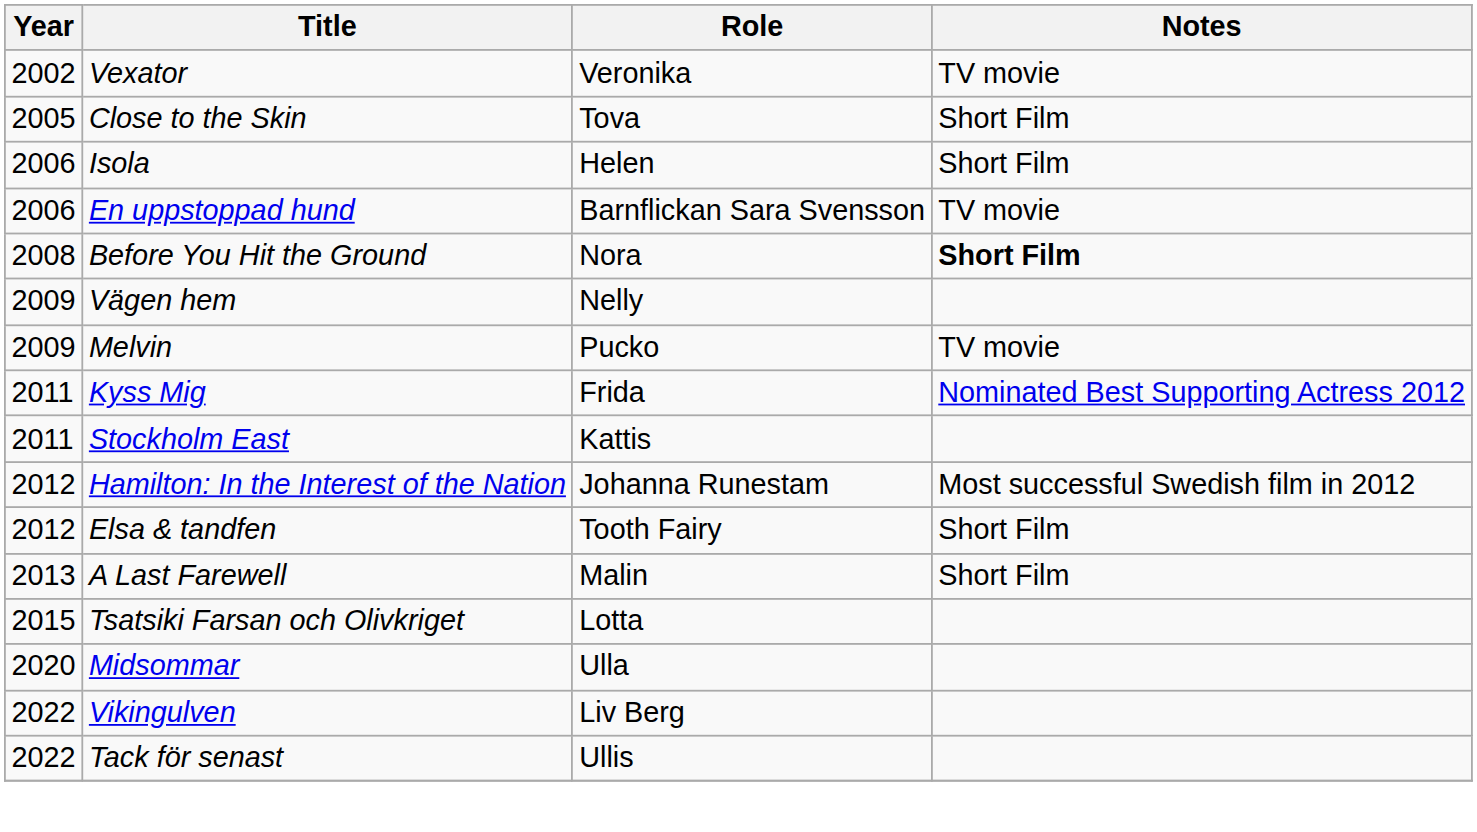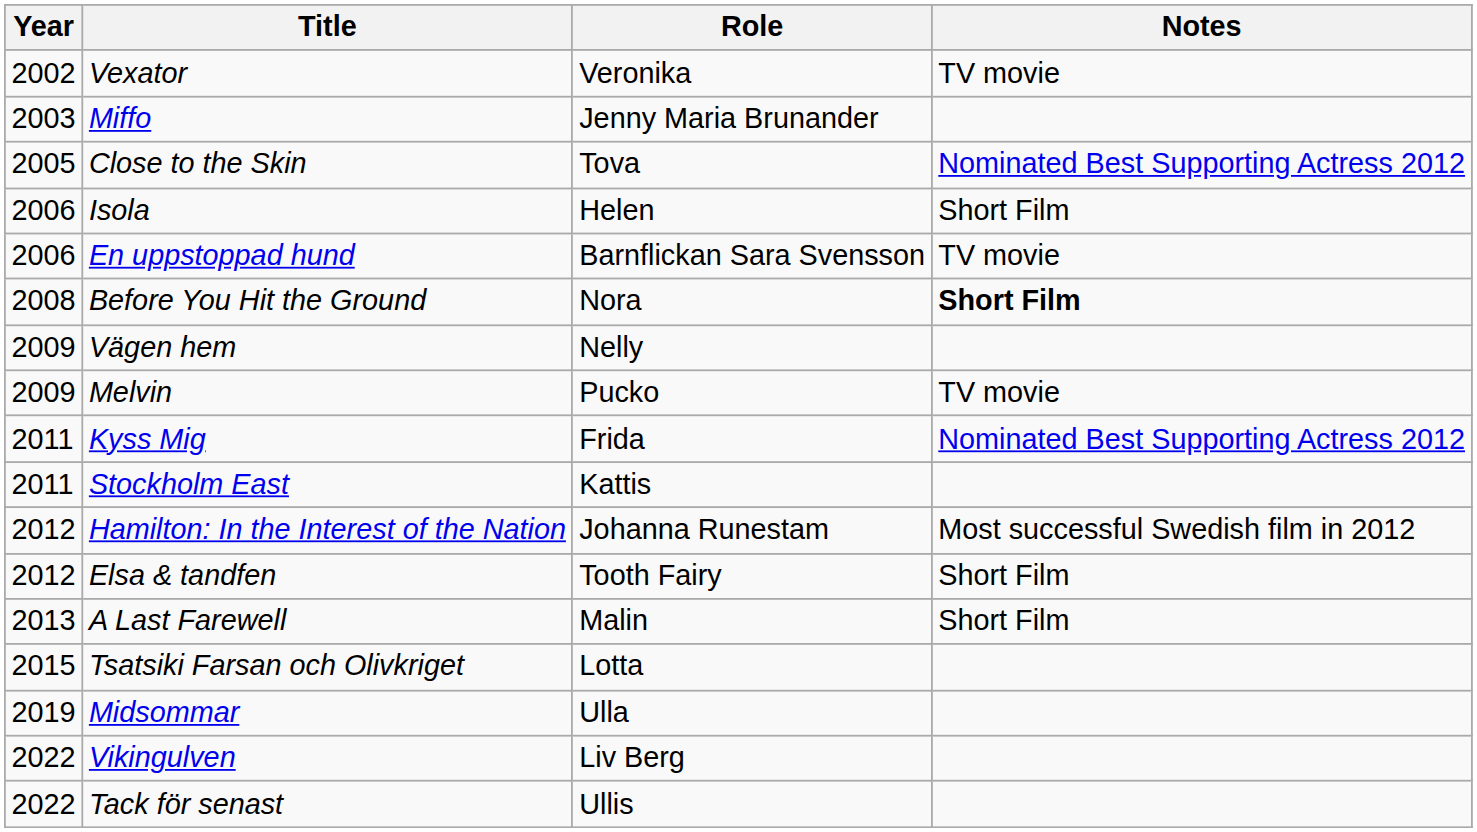+ row: (120, 118)
(1004, 118) Short Film -> (1202, 164) Nominated Best Supporting Actress 2012
(44, 666) 2020 -> (44, 712) 2019
